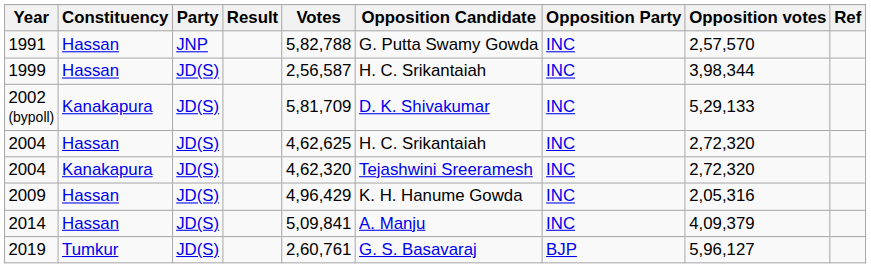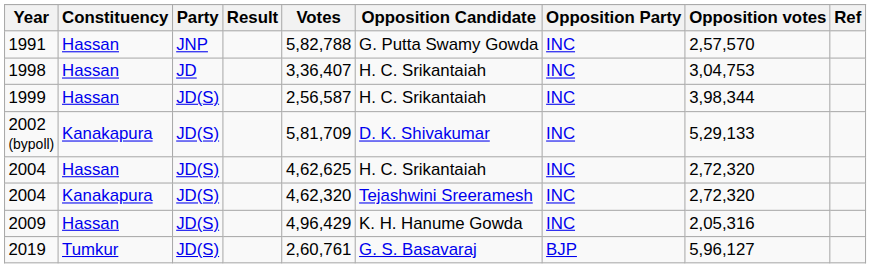+ row: (27, 71)
- row: (27, 223)
